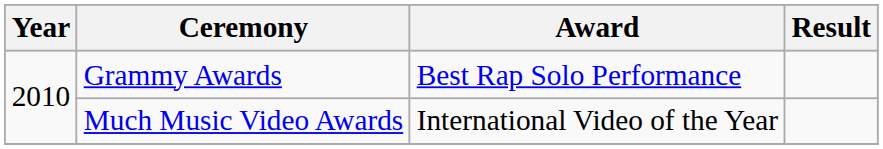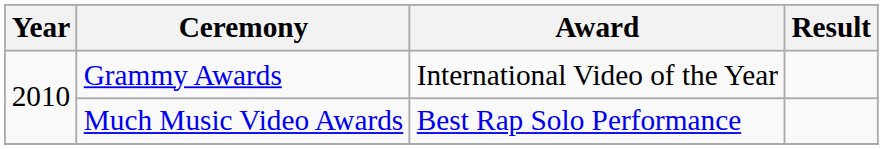(579, 74) Best Rap Solo Performance -> (597, 74) International Video of the Year
(597, 120) International Video of the Year -> (579, 120) Best Rap Solo Performance
